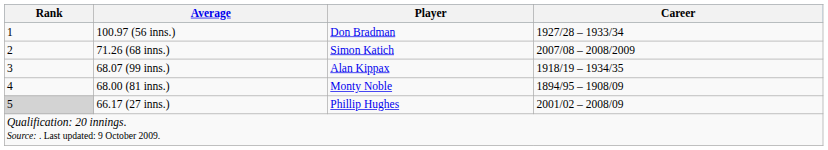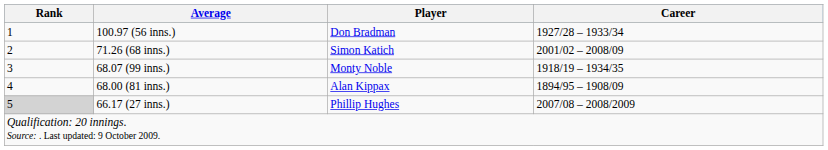(586, 50) 2007/08 – 2008/2009 -> (580, 50) 2001/02 – 2008/09
(360, 68) Alan Kippax -> (361, 68) Monty Noble
(361, 86) Monty Noble -> (360, 86) Alan Kippax
(580, 104) 2001/02 – 2008/09 -> (586, 104) 2007/08 – 2008/2009
